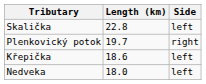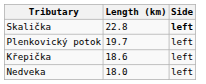(182, 27) normal -> (182, 27) bold
(185, 42) right -> (182, 42) left
